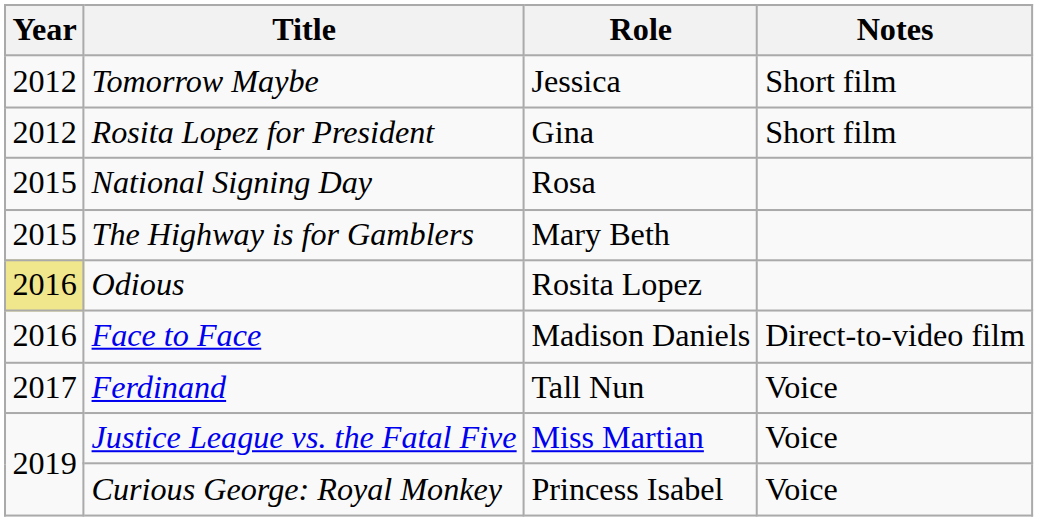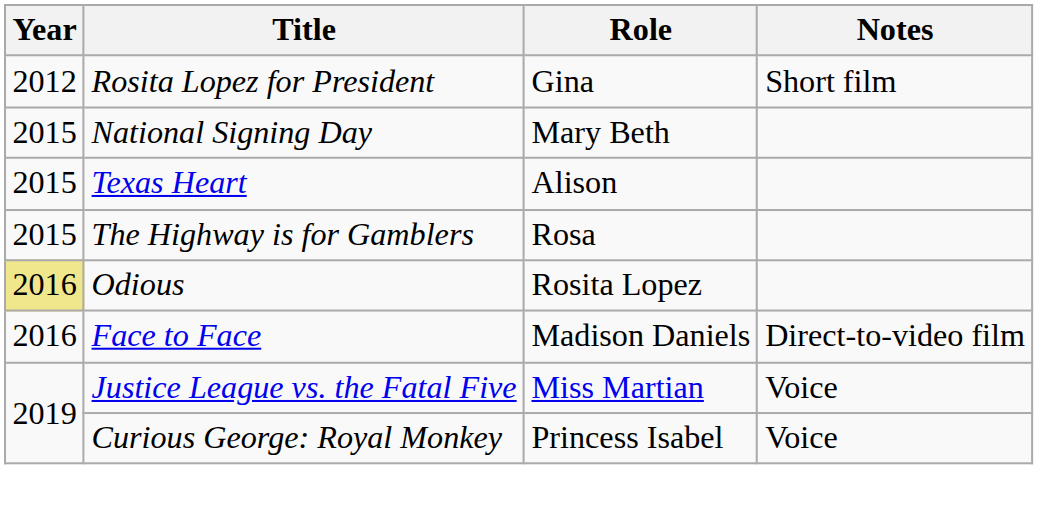- row: (205, 81)
(564, 183) Rosa -> (601, 132) Mary Beth
+ row: (169, 183)
(601, 234) Mary Beth -> (564, 234) Rosa
- row: (159, 387)
